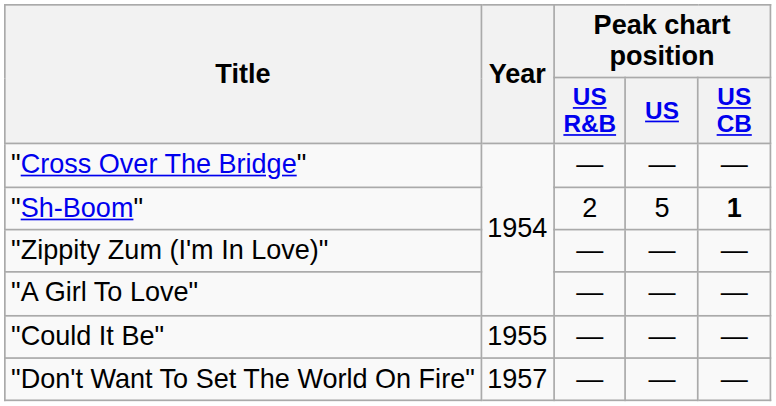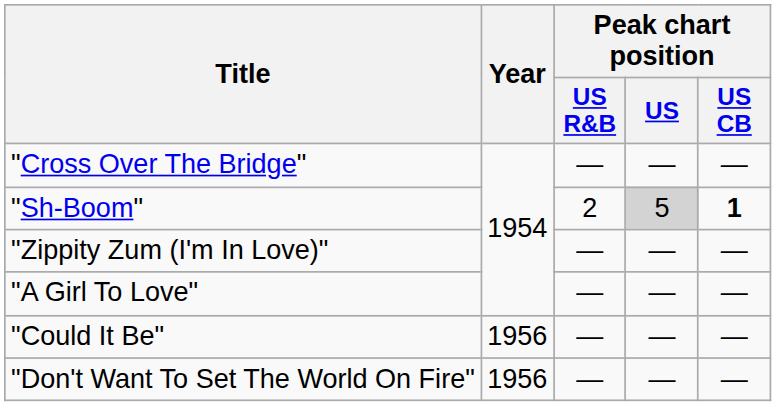(662, 207) no background -> (662, 207) lightgrey background
(517, 336) 1955 -> (517, 336) 1956
(517, 379) 1957 -> (517, 379) 1956
